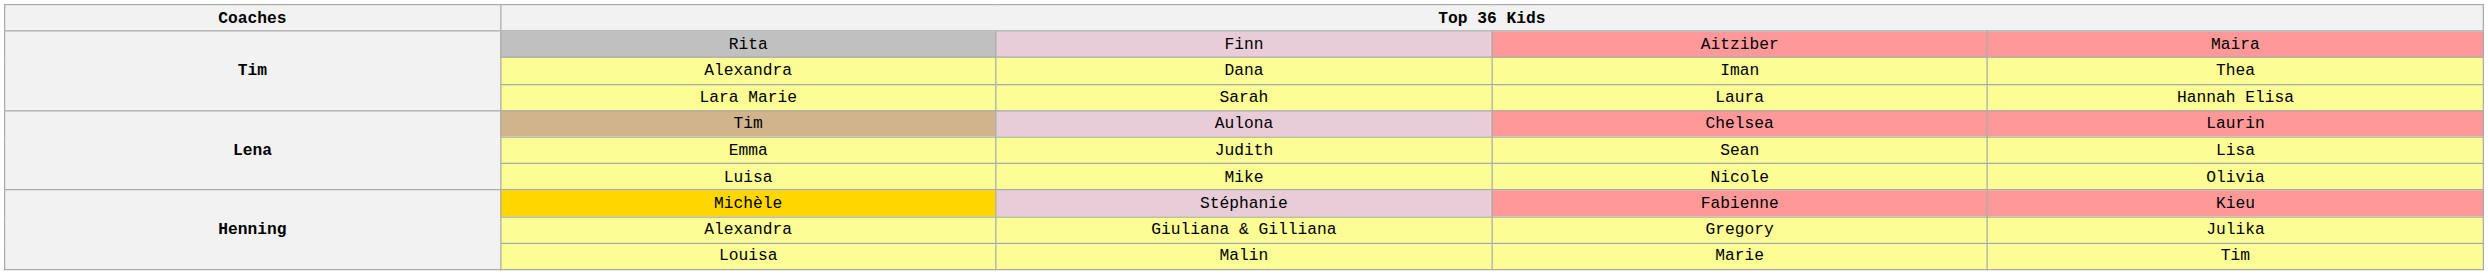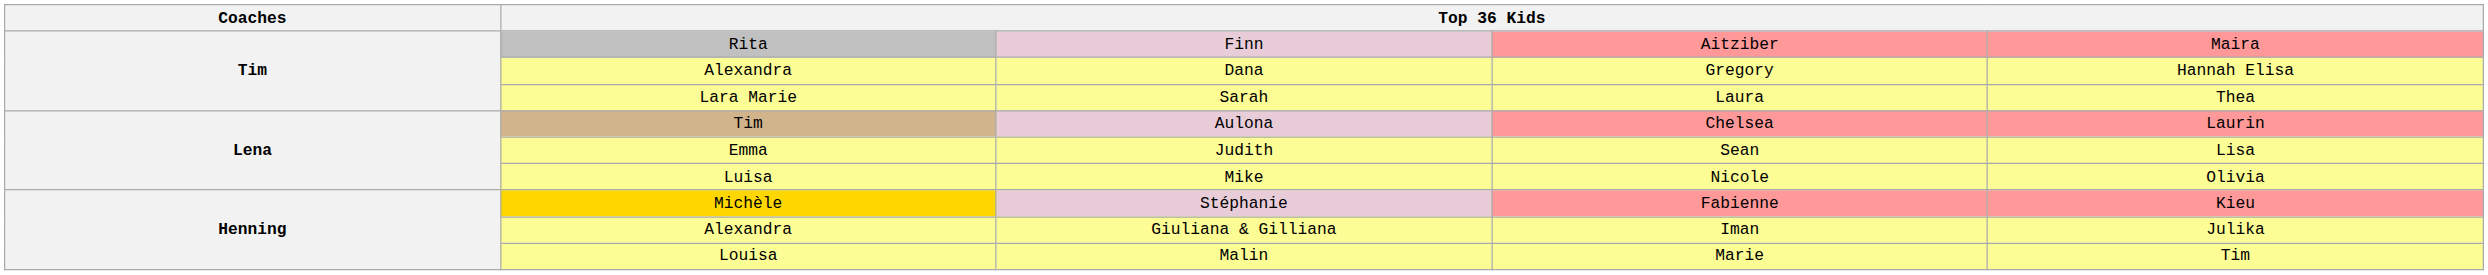(1740, 71) Iman -> (1740, 71) Gregory
(2235, 71) Thea -> (2235, 71) Hannah Elisa
(2235, 97) Hannah Elisa -> (2235, 97) Thea
(1740, 230) Gregory -> (1740, 230) Iman
